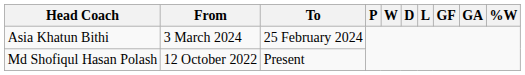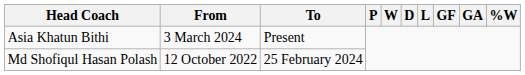(313, 37) 25 February 2024 -> (284, 37) Present
(284, 59) Present -> (313, 59) 25 February 2024
